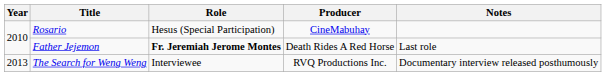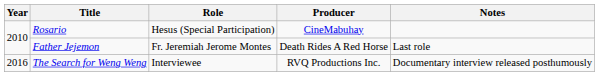(216, 46) bold -> (211, 46) normal
(17, 63) 2013 -> (17, 63) 2016
